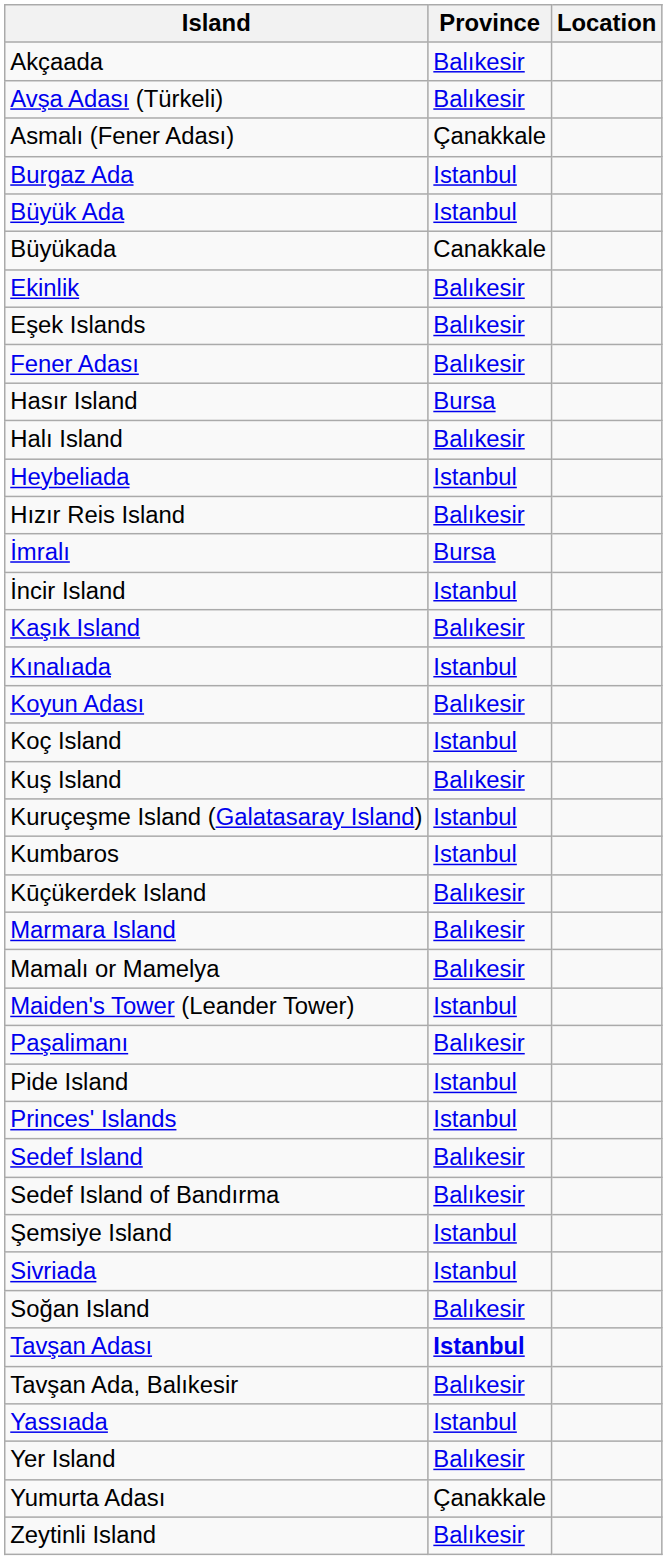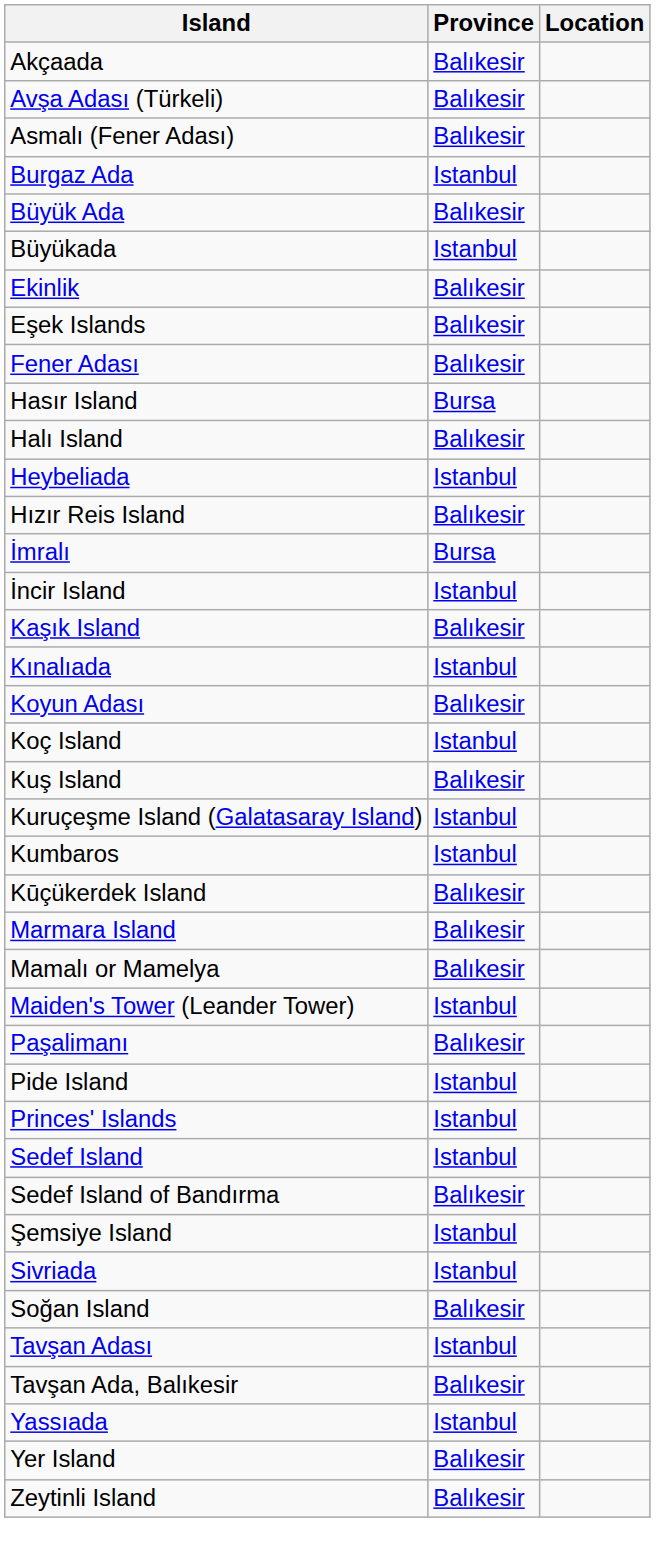(490, 136) Çanakkale -> (479, 136) Balıkesir
(475, 212) Istanbul -> (479, 212) Balıkesir
(490, 250) Canakkale -> (475, 250) Istanbul
(479, 1157) Balıkesir -> (475, 1157) Istanbul
(479, 1346) bold -> (475, 1346) normal
- row: (88, 1497)
